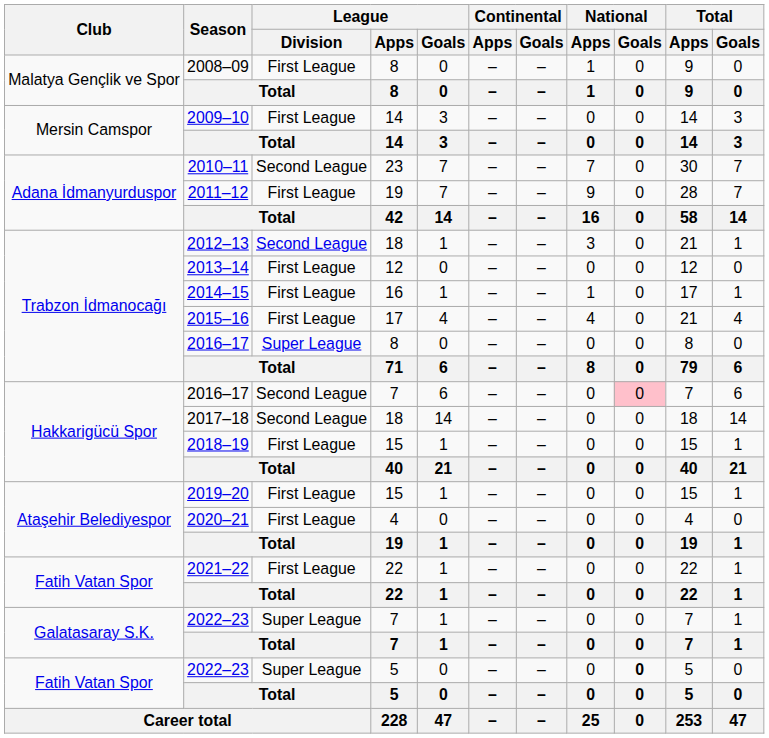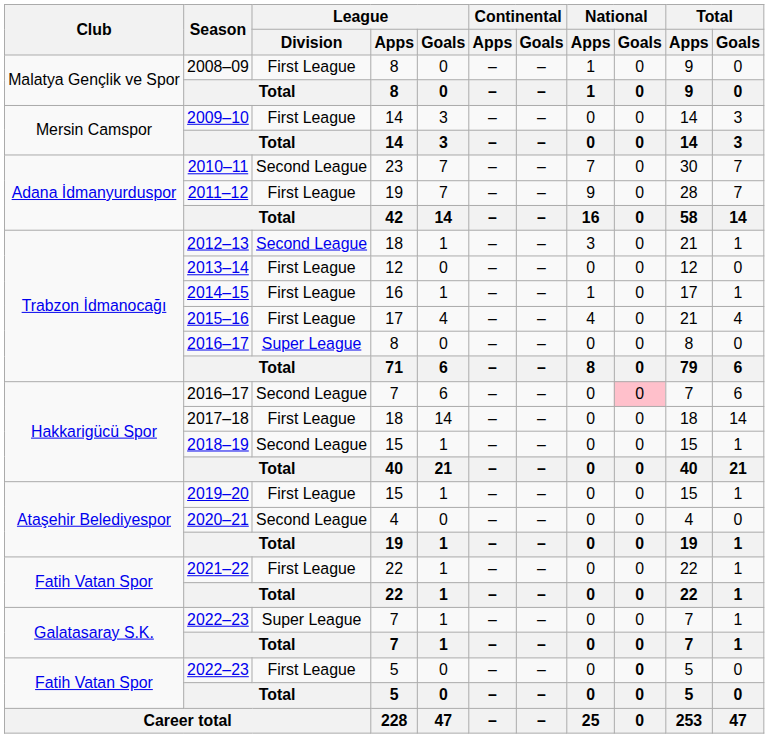(312, 419) Second League -> (312, 419) First League
(312, 444) First League -> (312, 444) Second League
(312, 519) First League -> (312, 519) Second League
(312, 670) Super League -> (312, 670) First League
